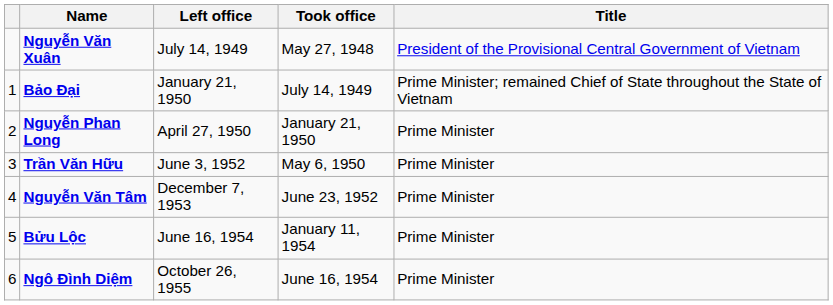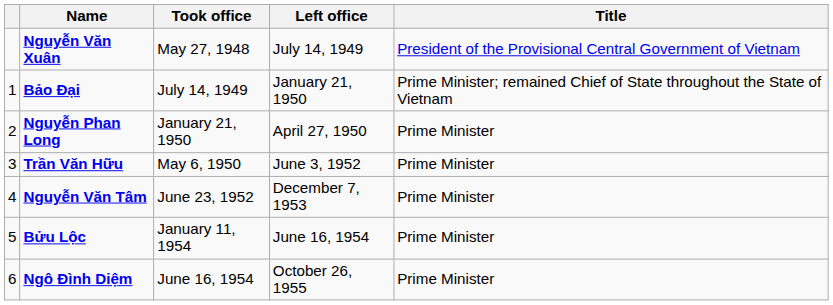columns swapped: (336, 16) <-> (216, 16)
